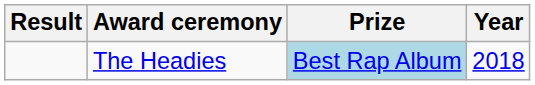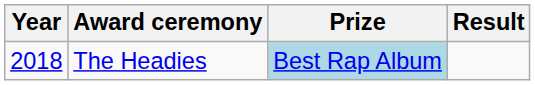columns swapped: (499, 23) <-> (46, 23)
